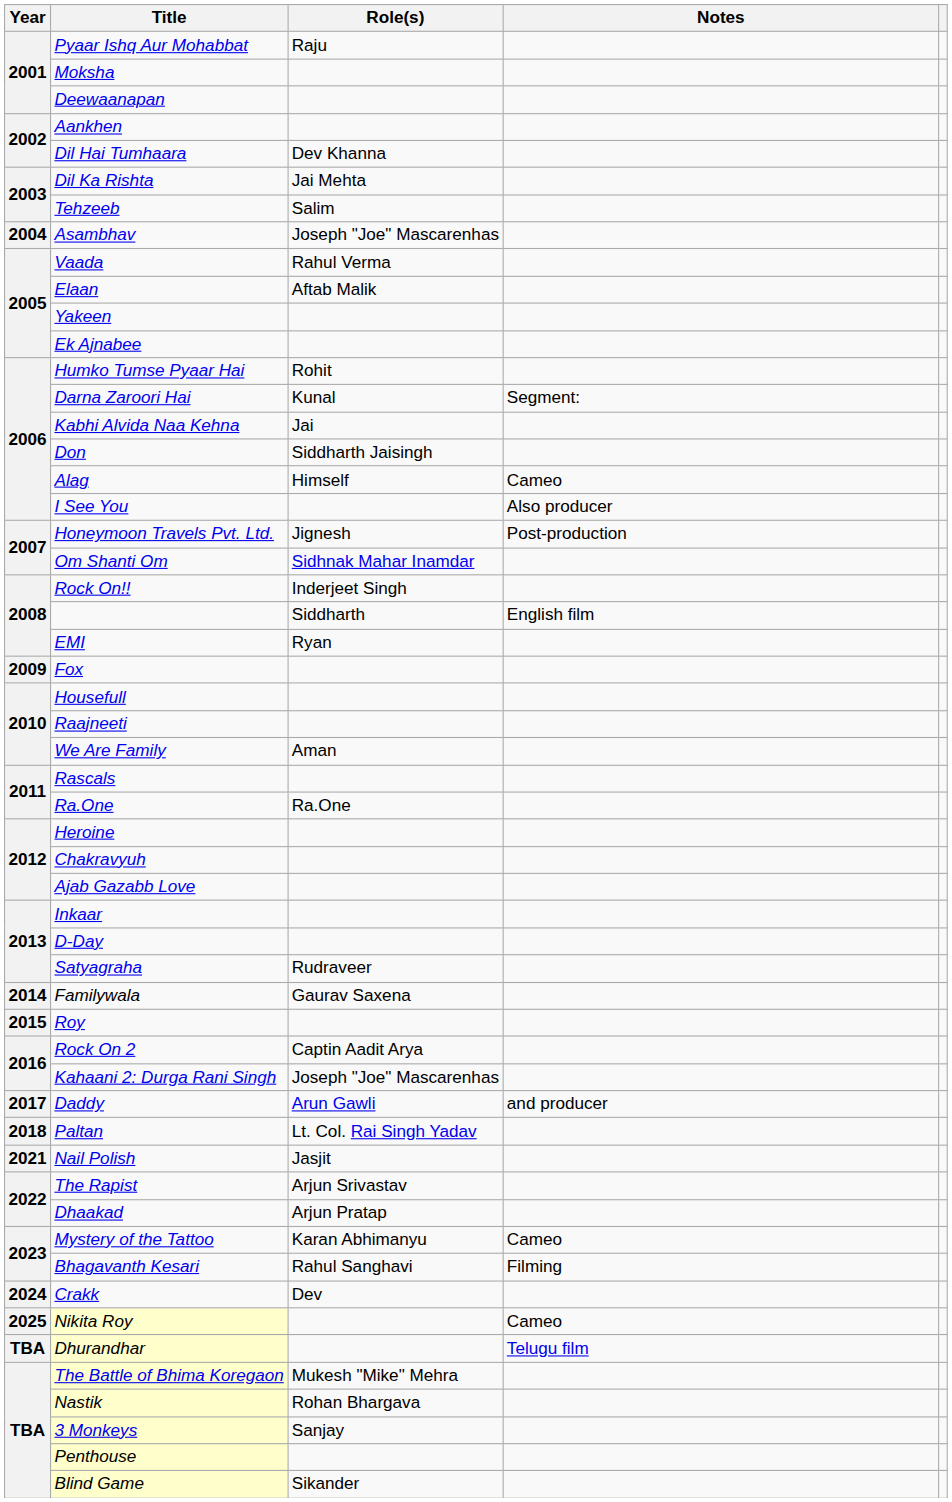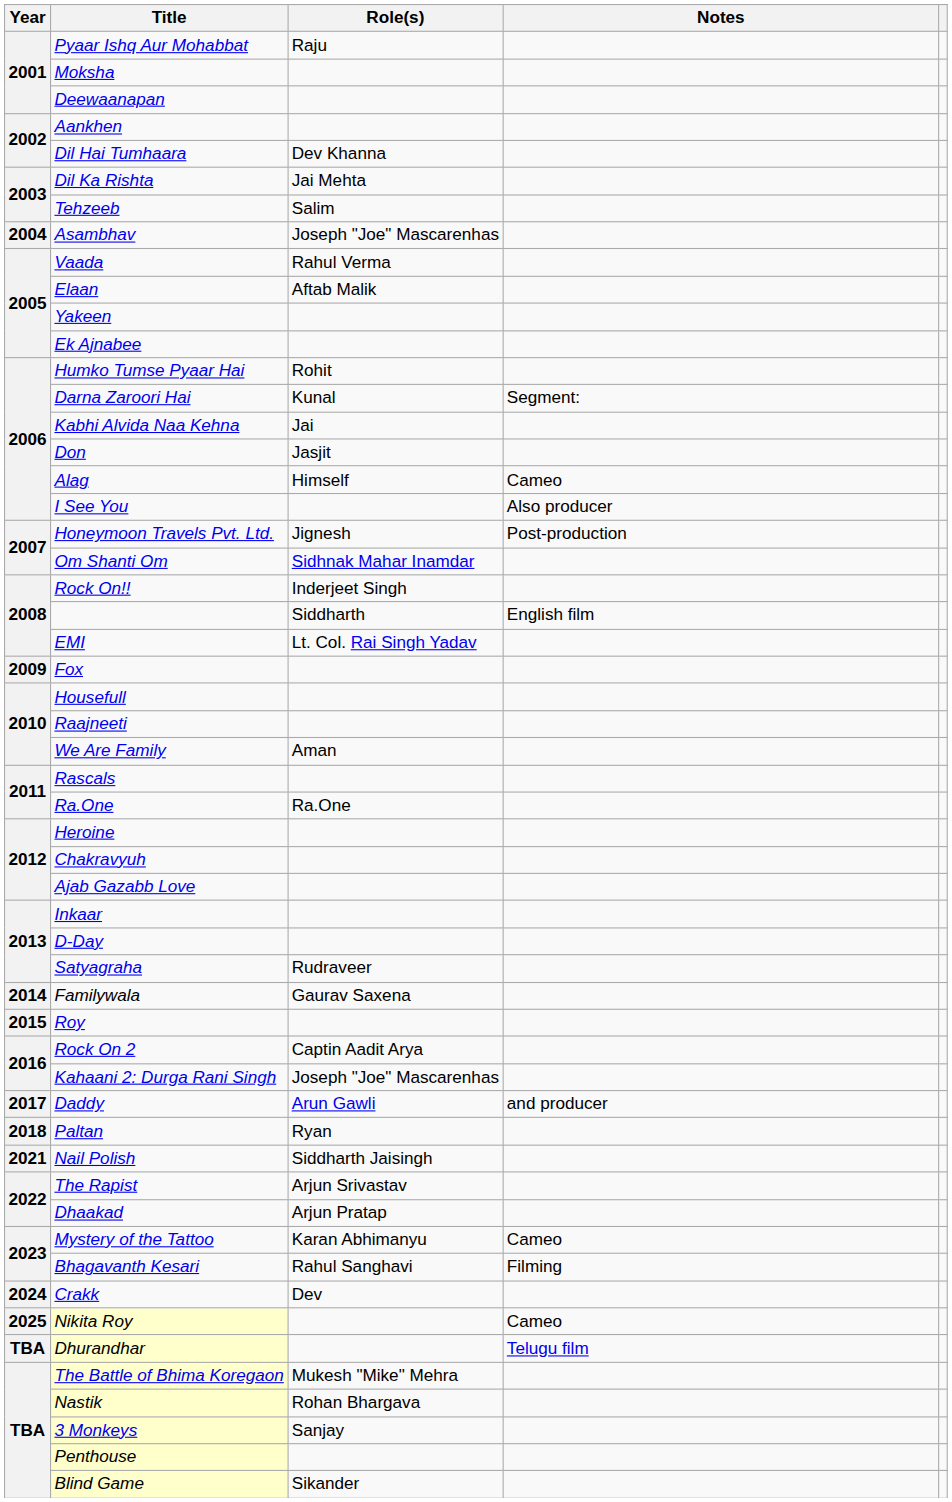(362, 452) Siddharth Jaisingh -> (311, 452) Jasjit
(312, 642) Ryan -> (384, 642) Lt. Col. Rai Singh Yadav
(384, 1131) Lt. Col. Rai Singh Yadav -> (312, 1131) Ryan
(311, 1158) Jasjit -> (362, 1158) Siddharth Jaisingh
